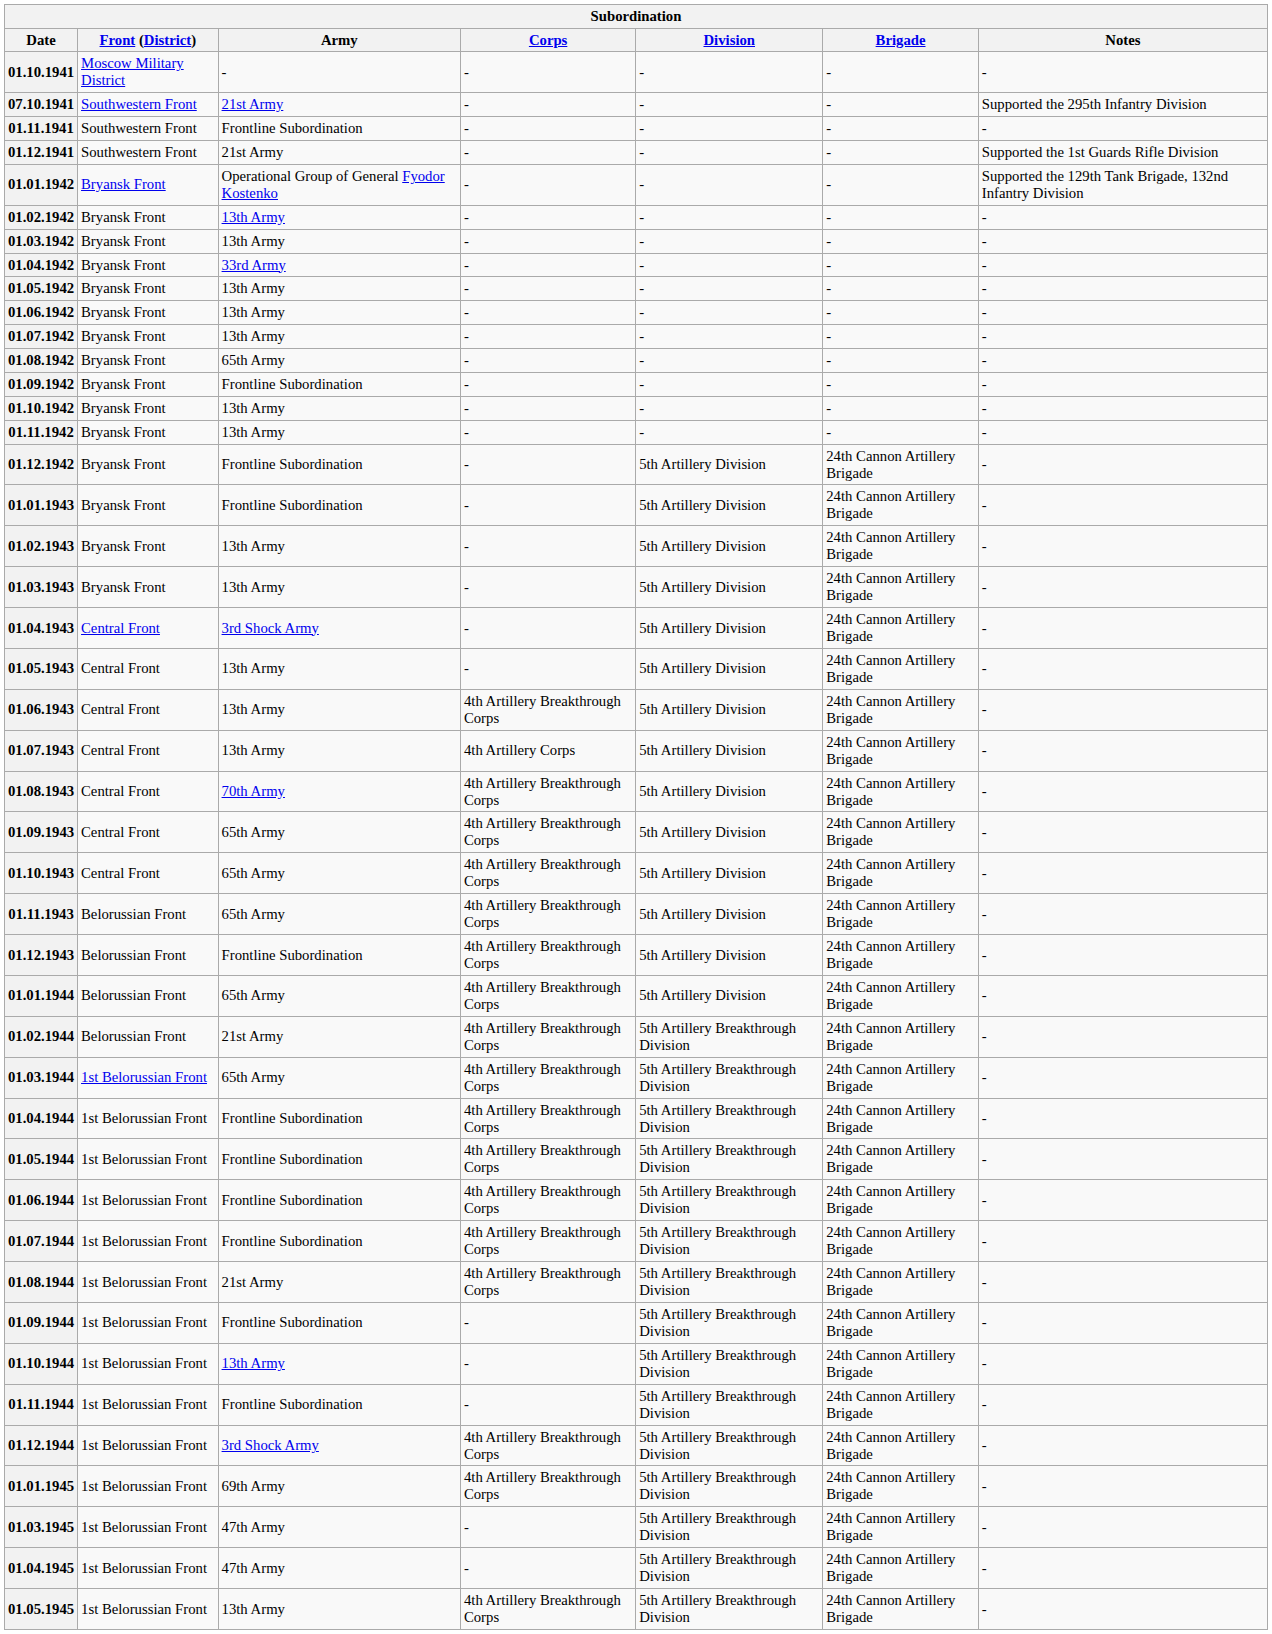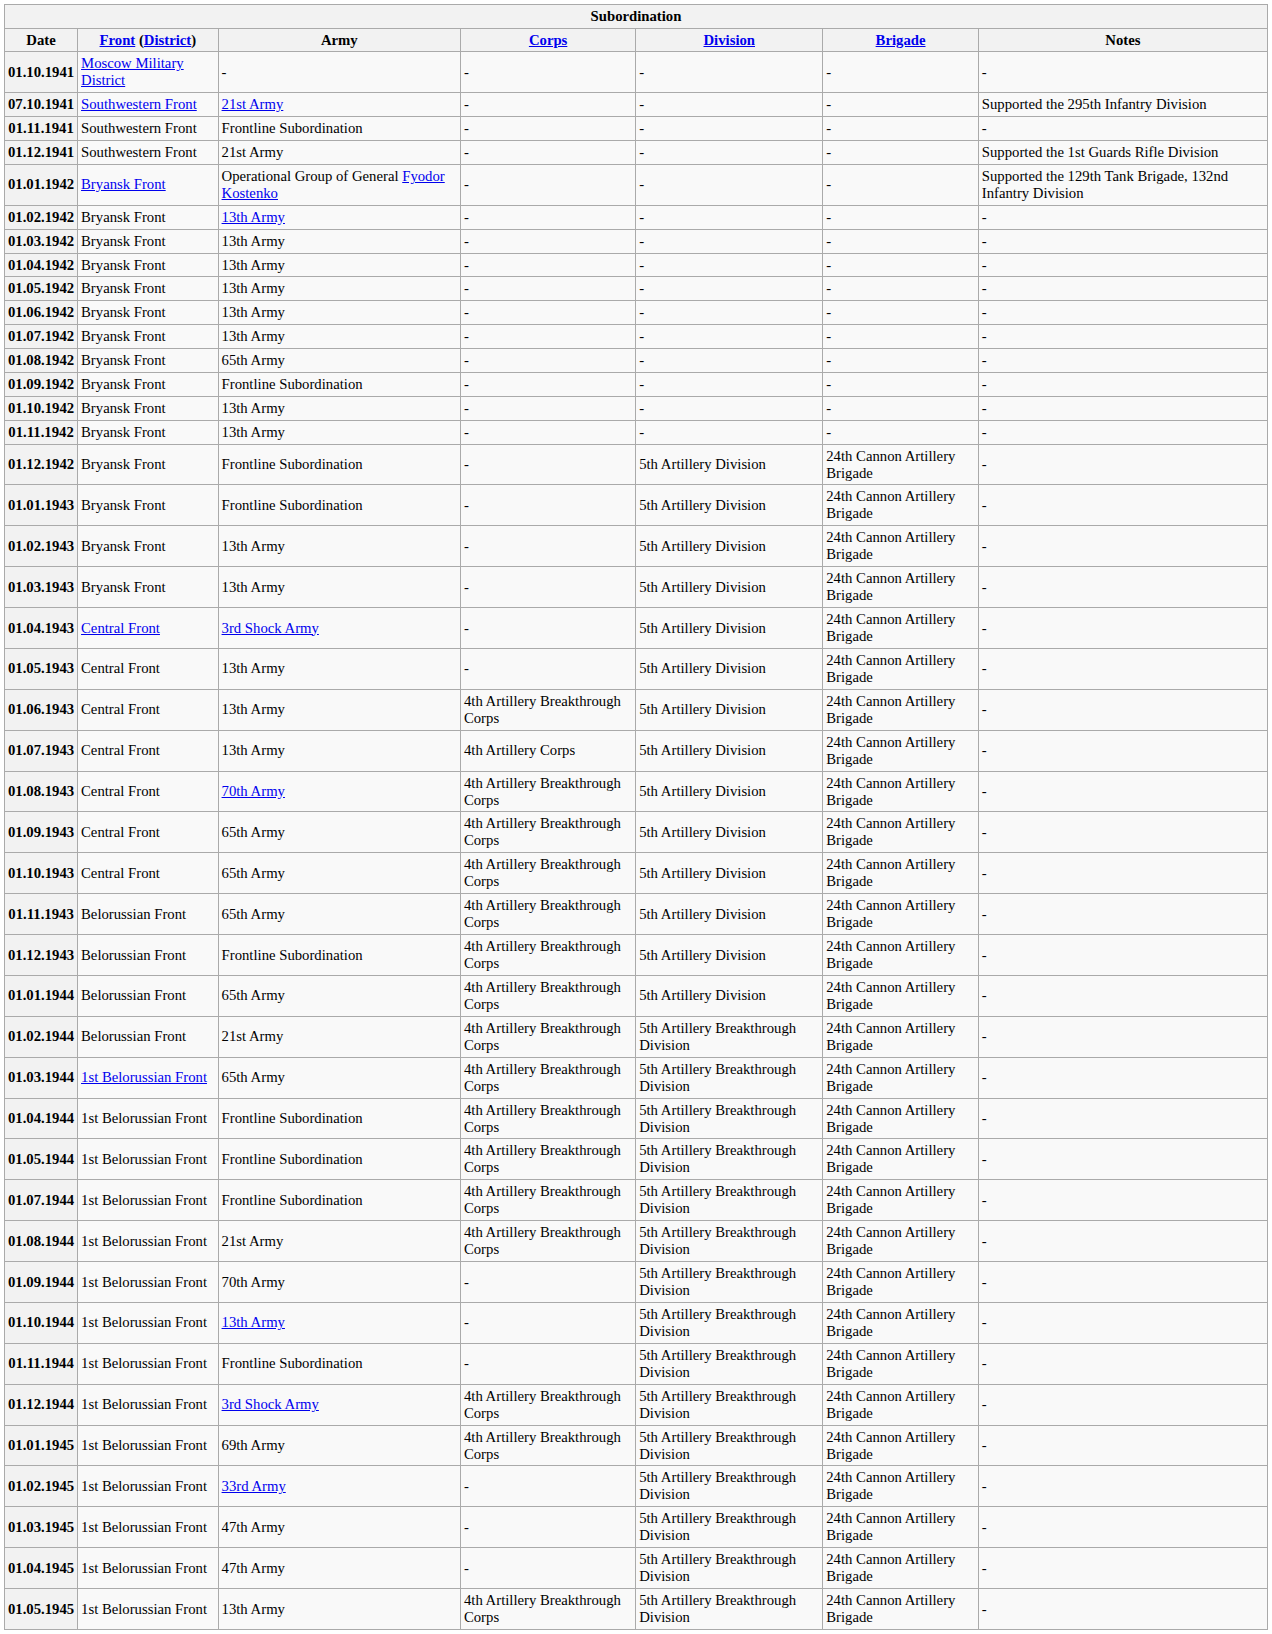(254, 265) 33rd Army -> (253, 265) 13th Army
- row: (41, 1200)
(292, 1322) Frontline Subordination -> (253, 1282) 70th Army
+ row: (41, 1486)
